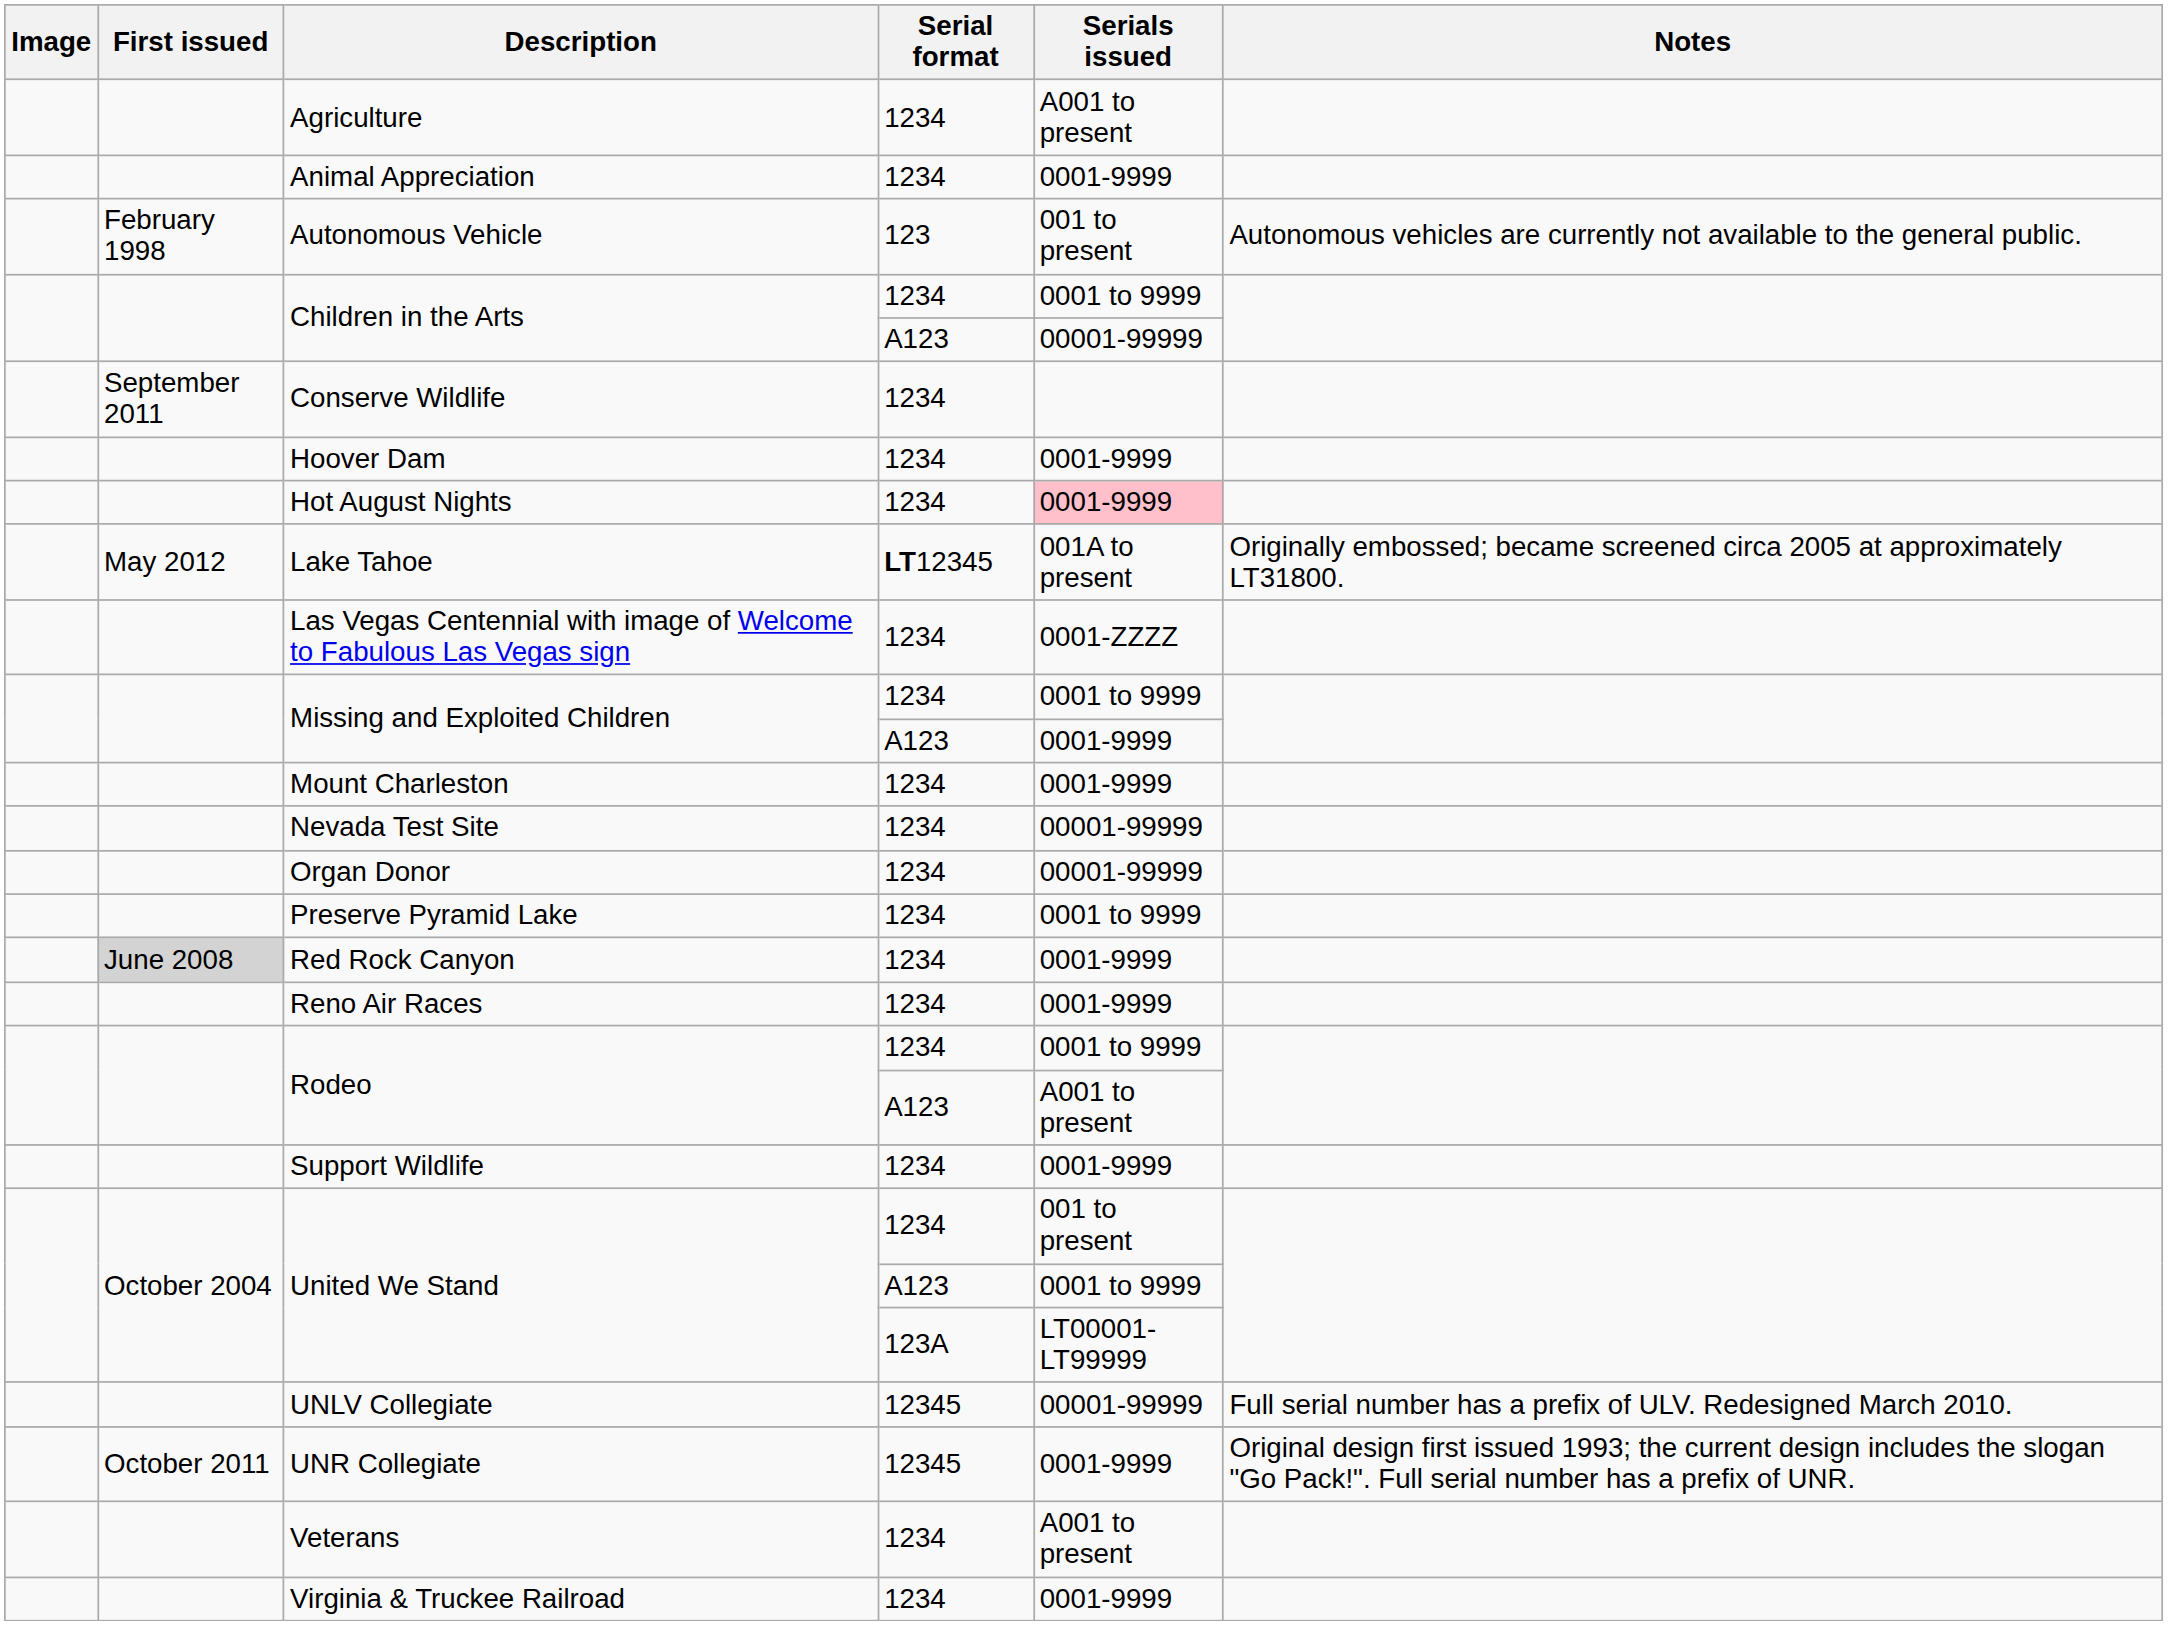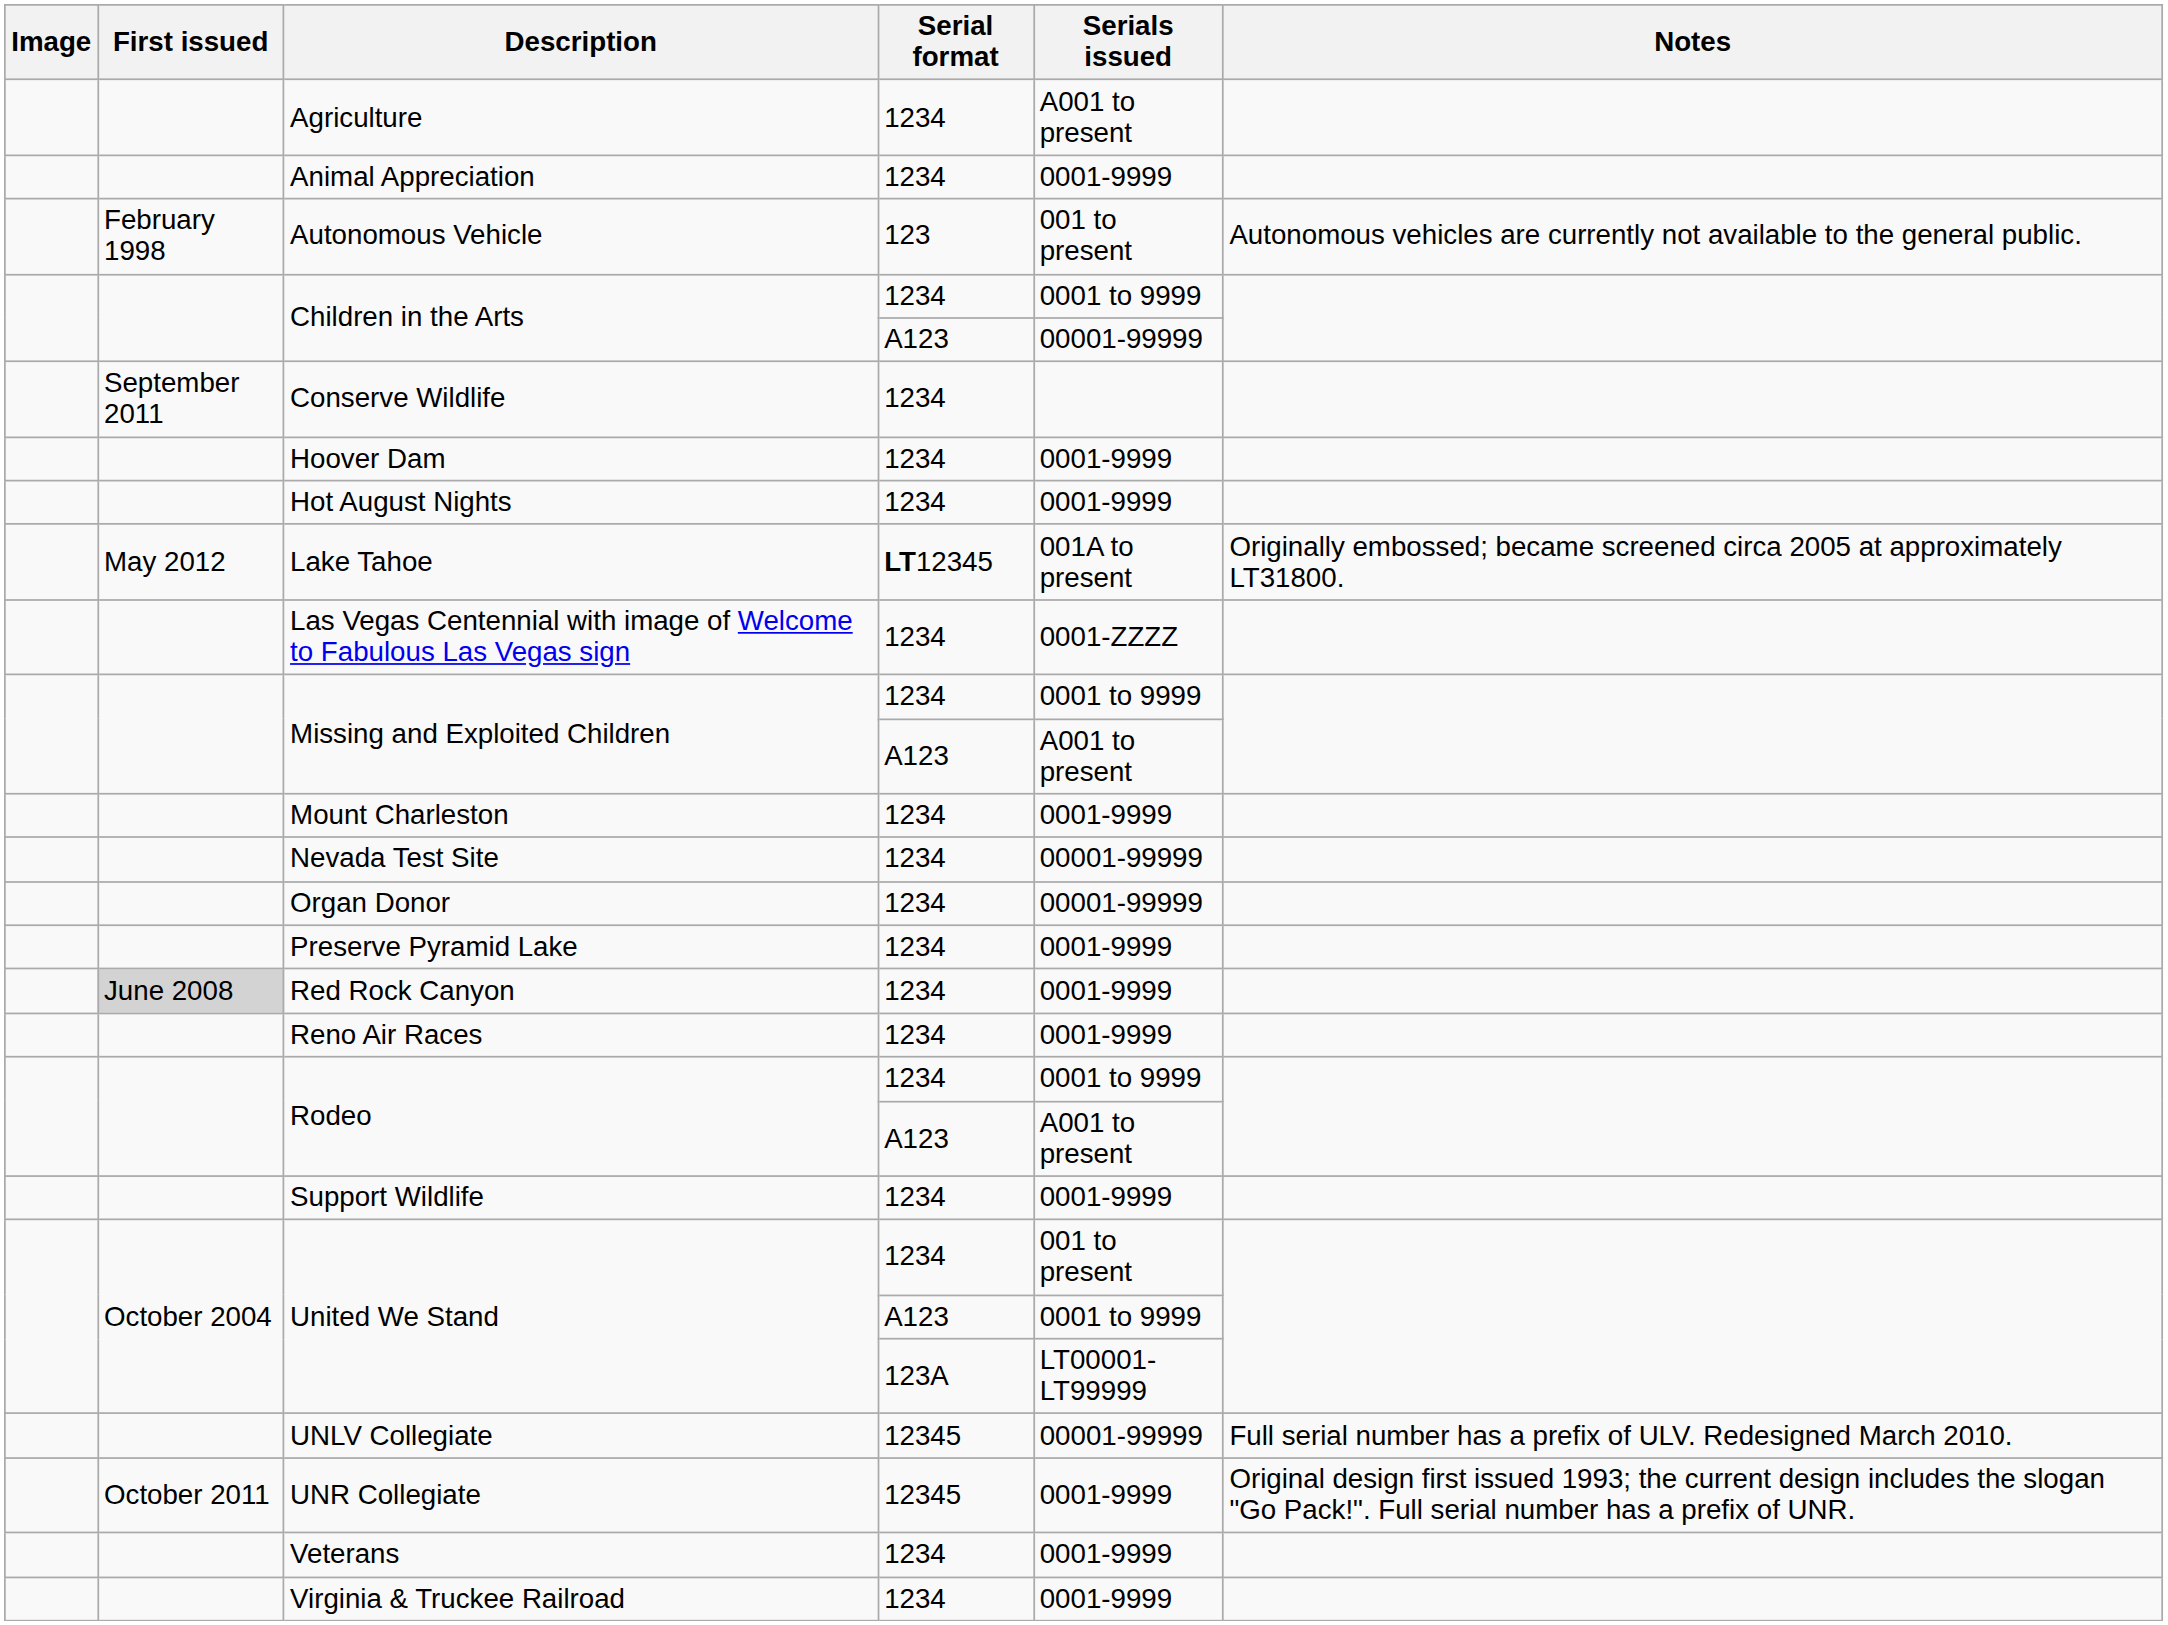(1106, 502) pink background -> (1106, 502) no background
(1106, 740) 0001-9999 -> (1087, 755) A001 to present
(1121, 915) 0001 to 9999 -> (1106, 946) 0001-9999
(1087, 1538) A001 to present -> (1106, 1554) 0001-9999
